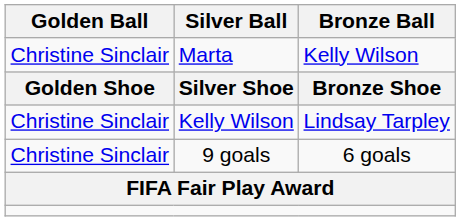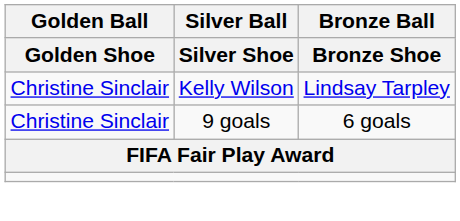- row: (206, 54)
